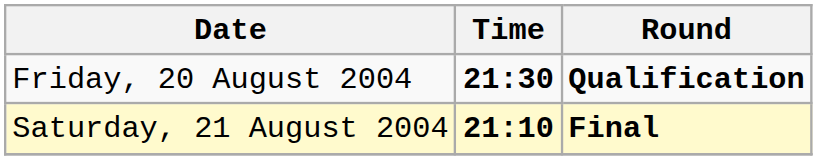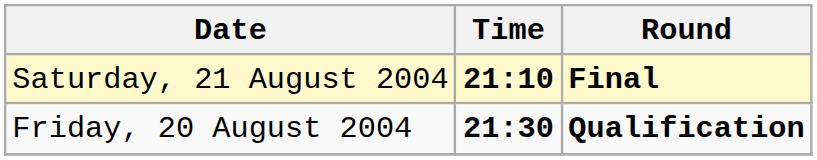rows swapped: (212, 79) <-> (231, 129)
